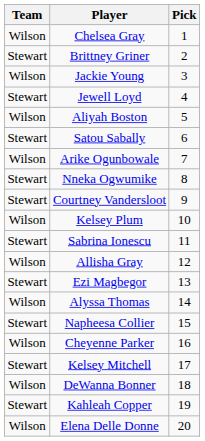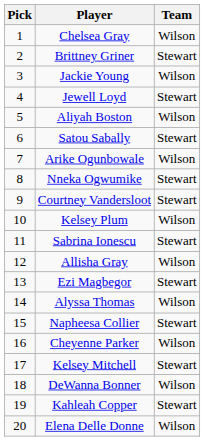columns swapped: (184, 14) <-> (27, 14)
